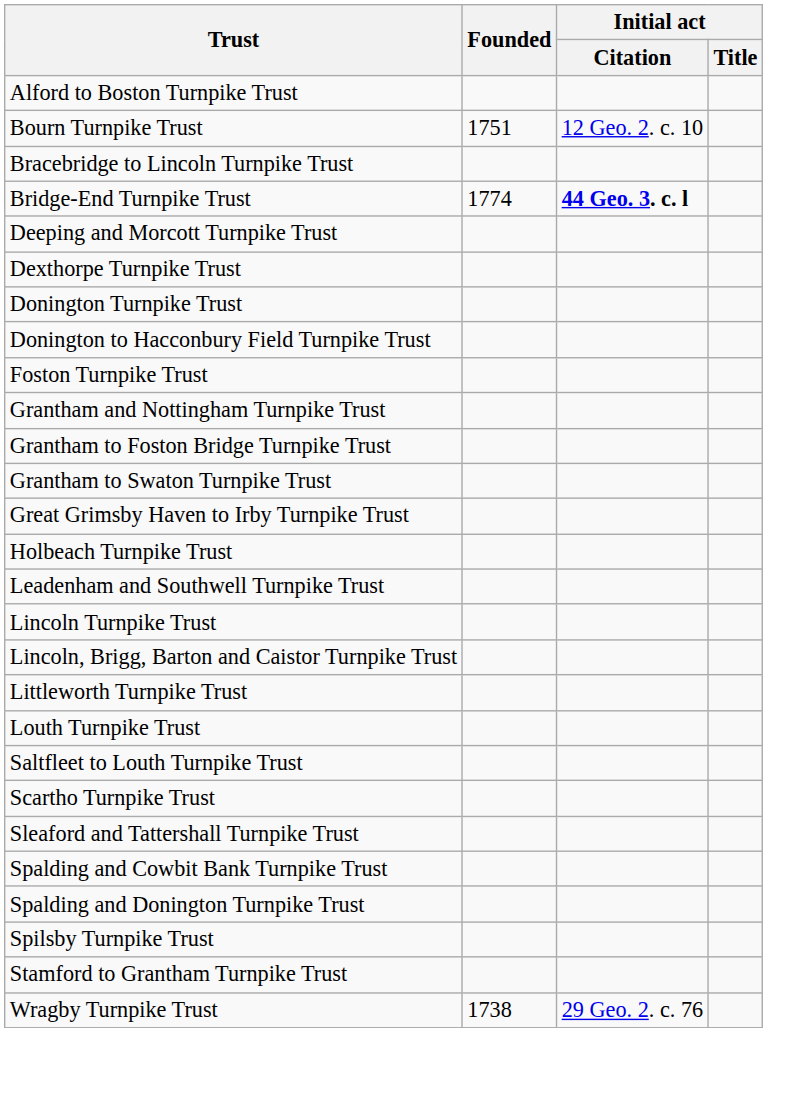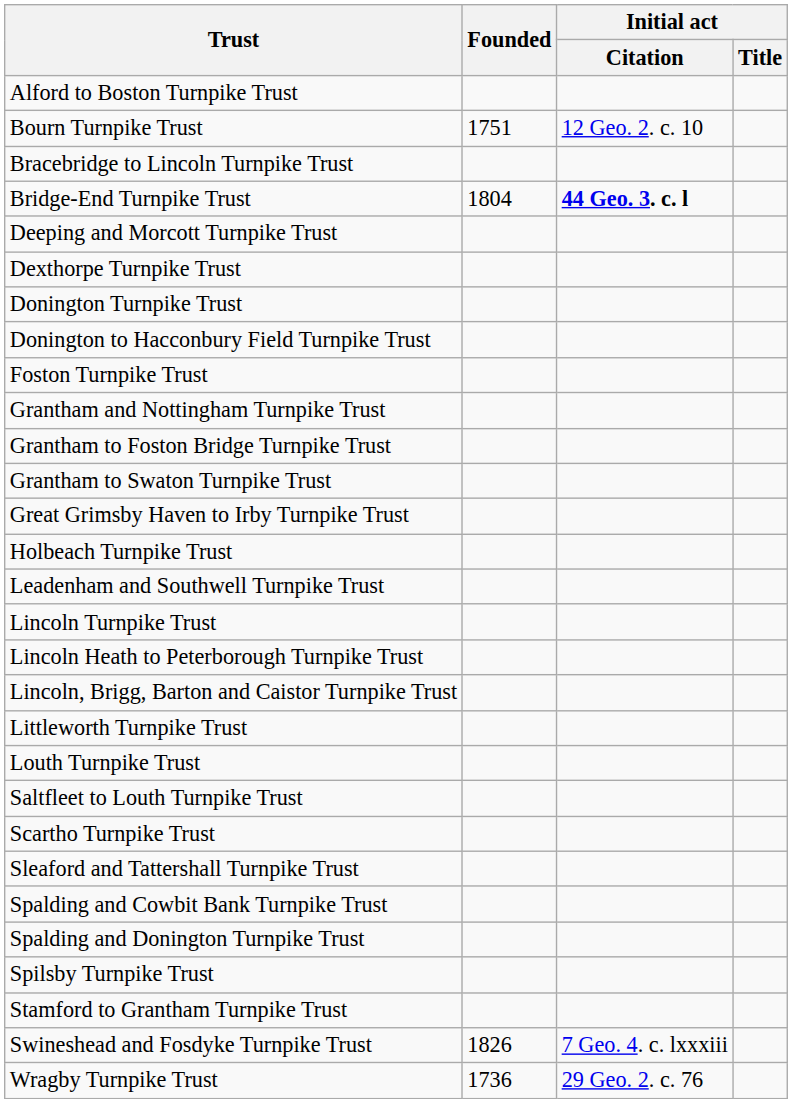(490, 198) 1774 -> (490, 198) 1804
+ row: (216, 657)
+ row: (191, 1045)
(490, 1009) 1738 -> (490, 1080) 1736
